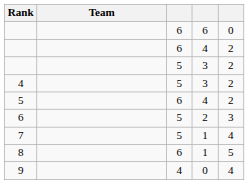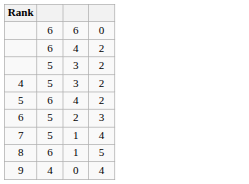- column: (102, 13)
